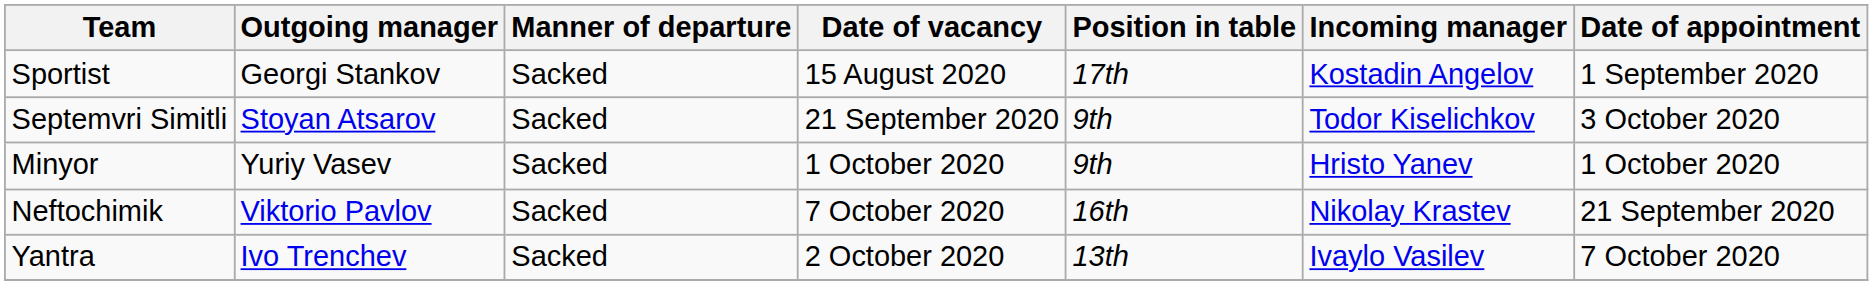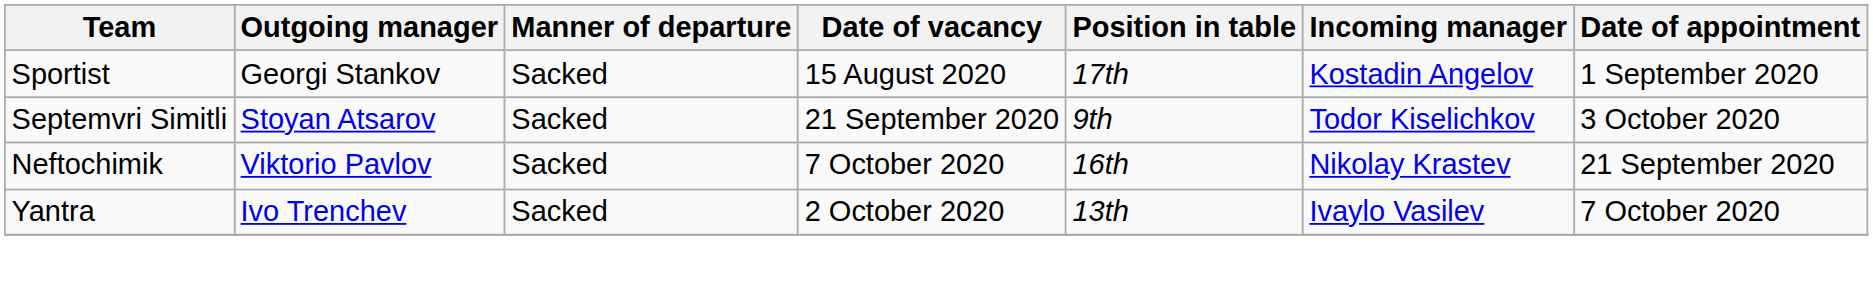- row: (55, 165)
